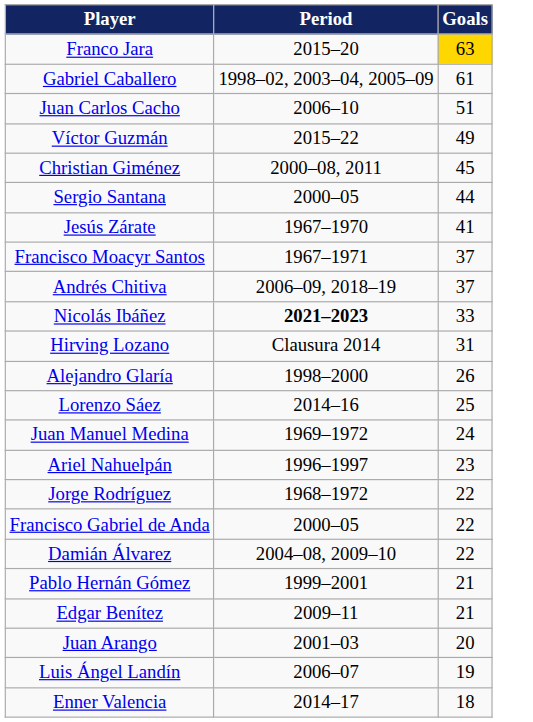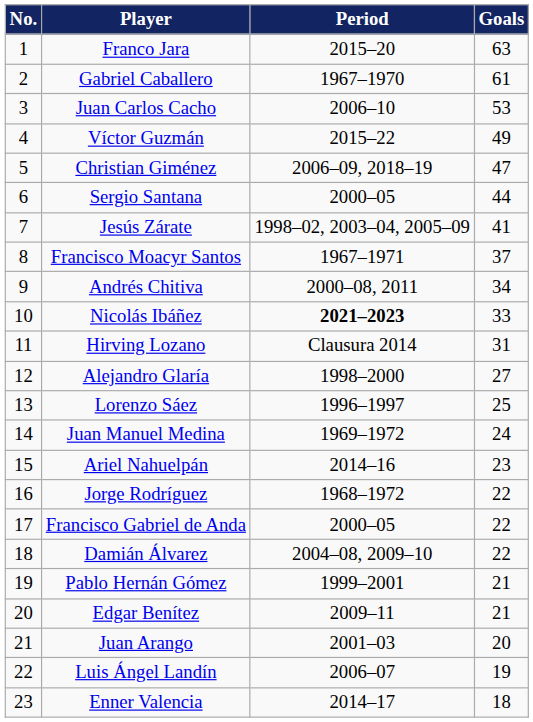+ column: (23, 19)
(465, 49) gold background -> (501, 49) no background
(326, 78) 1998–02, 2003–04, 2005–09 -> (362, 78) 1967–1970
(465, 108) 51 -> (501, 108) 53
(326, 167) 2000–08, 2011 -> (362, 167) 2006–09, 2018–19
(465, 167) 45 -> (501, 167) 47
(326, 227) 1967–1970 -> (362, 227) 1998–02, 2003–04, 2005–09
(326, 286) 2006–09, 2018–19 -> (362, 286) 2000–08, 2011
(465, 286) 37 -> (501, 286) 34
(465, 375) 26 -> (501, 375) 27
(326, 405) 2014–16 -> (362, 405) 1996–1997
(326, 464) 1996–1997 -> (362, 464) 2014–16
